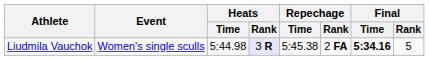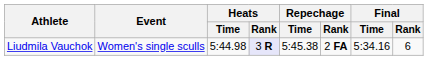(372, 47) bold -> (372, 47) normal
(408, 47) 5 -> (408, 47) 6
